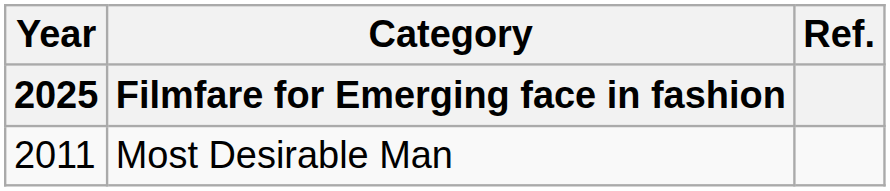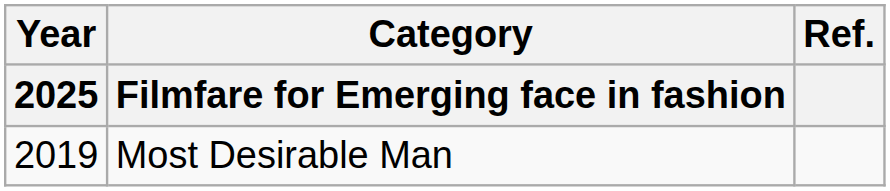(55, 154) 2011 -> (56, 154) 2019
